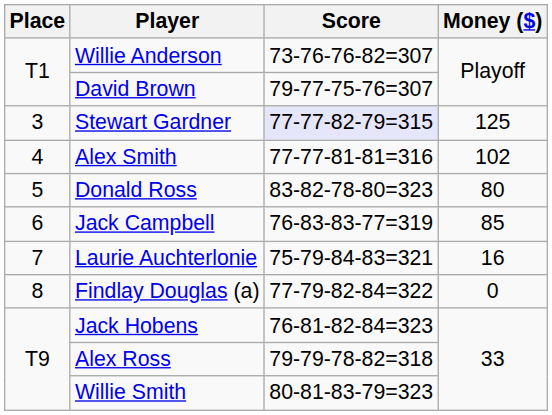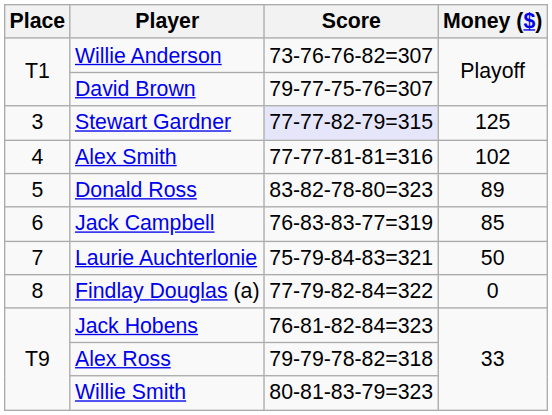(493, 190) 80 -> (493, 190) 89
(493, 257) 16 -> (493, 257) 50
